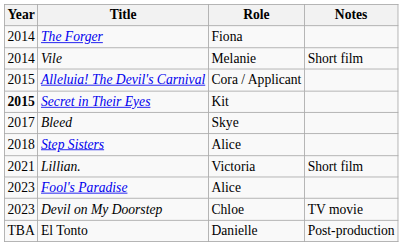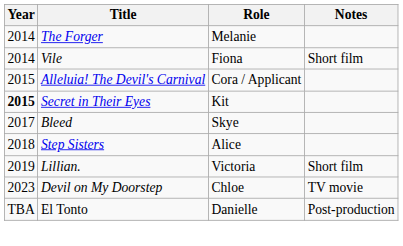(227, 36) Fiona -> (234, 36) Melanie
(234, 58) Melanie -> (227, 58) Fiona
(21, 166) 2021 -> (21, 166) 2019
- row: (84, 187)
